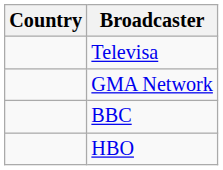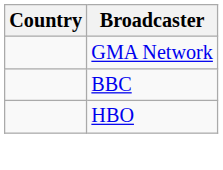- row: (125, 52)
